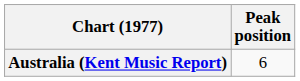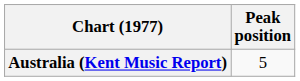(263, 62) 6 -> (263, 62) 5
